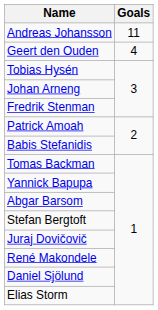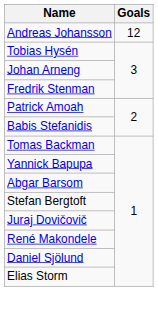(134, 32) 11 -> (134, 32) 12
- row: (53, 51)
